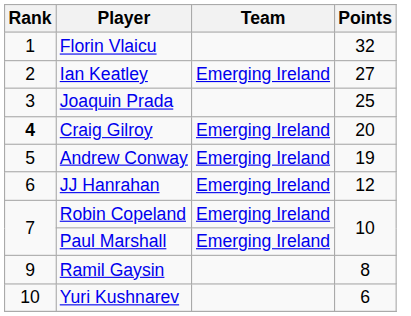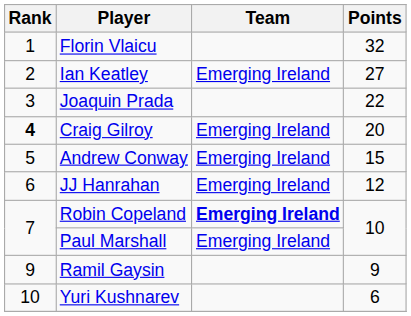(365, 102) 25 -> (375, 102) 22
(365, 158) 19 -> (375, 158) 15
(263, 213) normal -> (268, 213) bold
(365, 269) 8 -> (375, 269) 9
